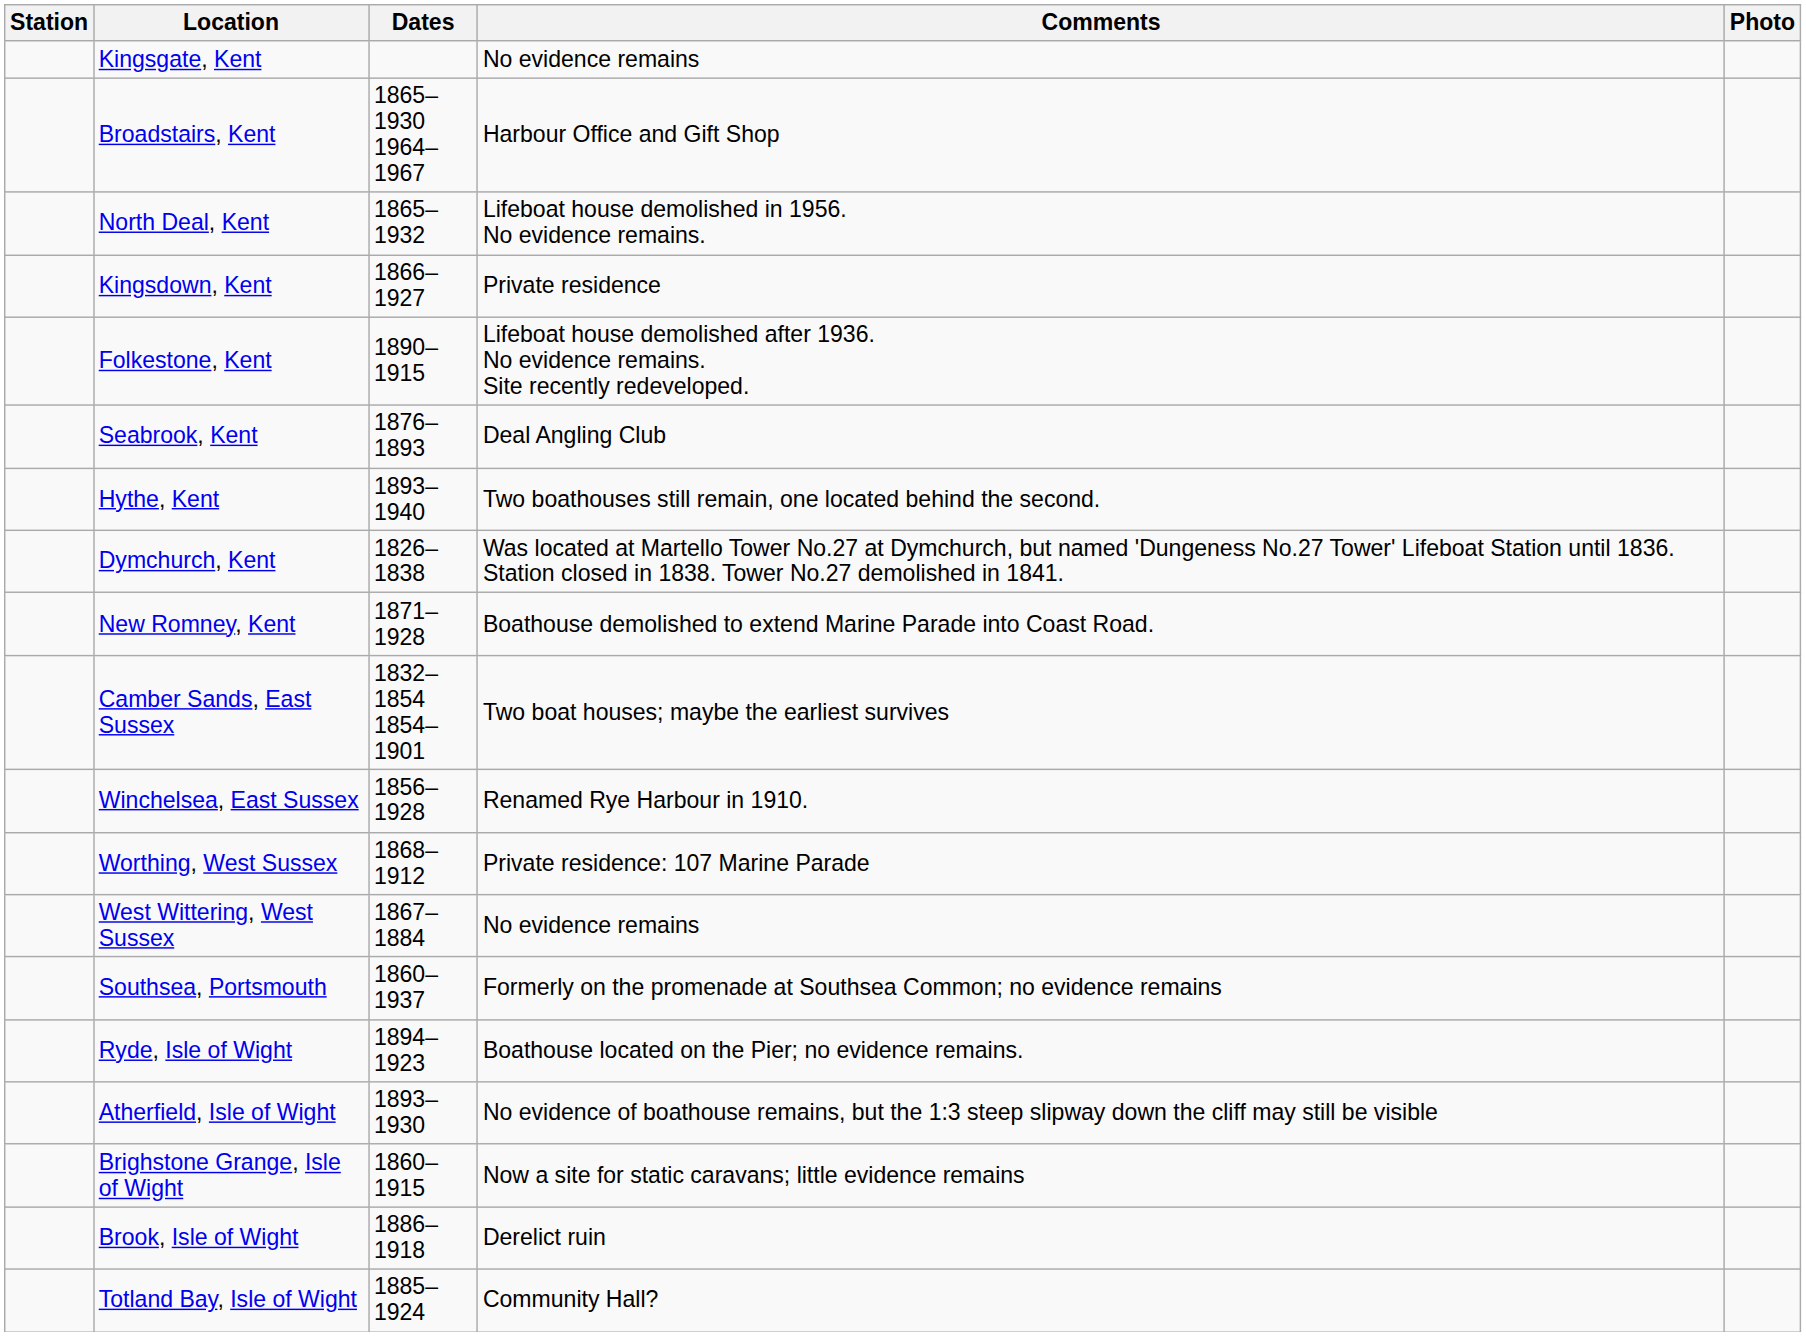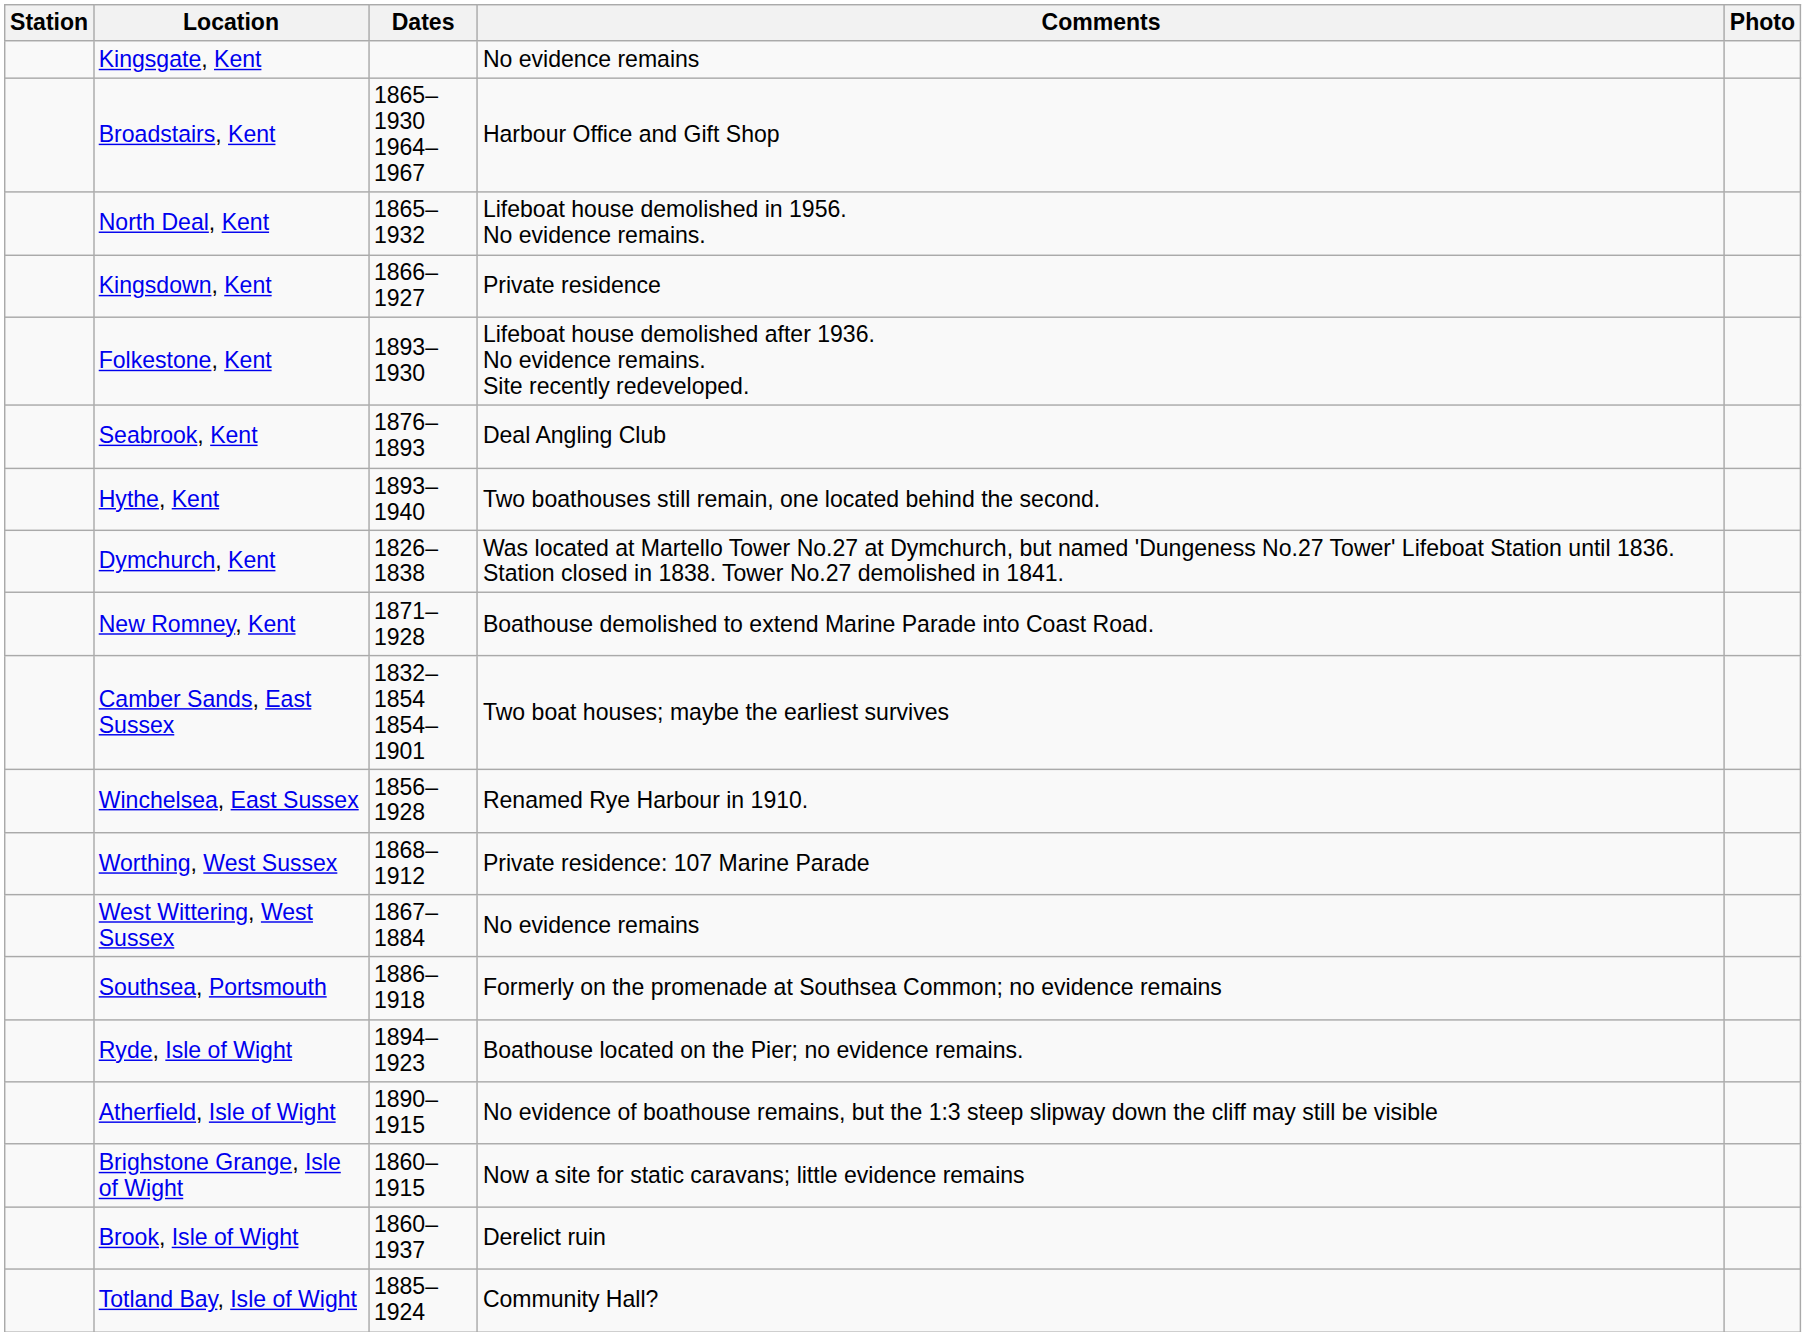(406, 360) 1890–1915 -> (406, 360) 1893–1930
(406, 987) 1860–1937 -> (406, 987) 1886–1918
(406, 1112) 1893–1930 -> (406, 1112) 1890–1915
(406, 1237) 1886–1918 -> (406, 1237) 1860–1937
